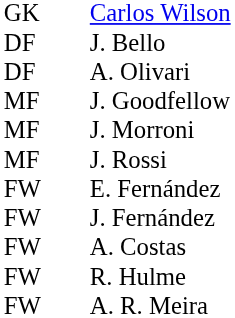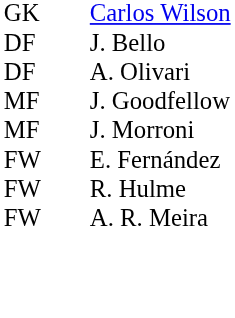- row: (128, 159)
- row: (152, 217)
- row: (138, 247)
